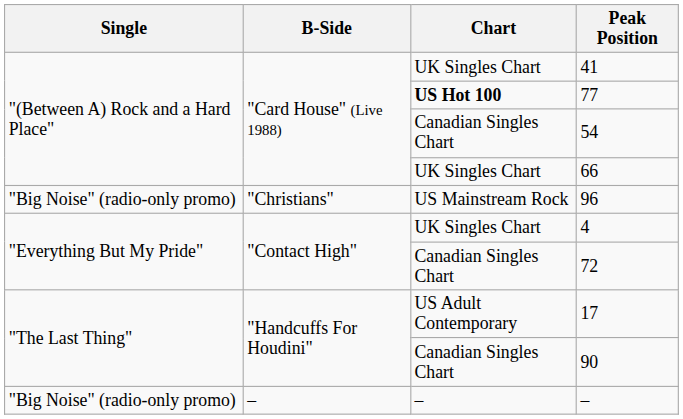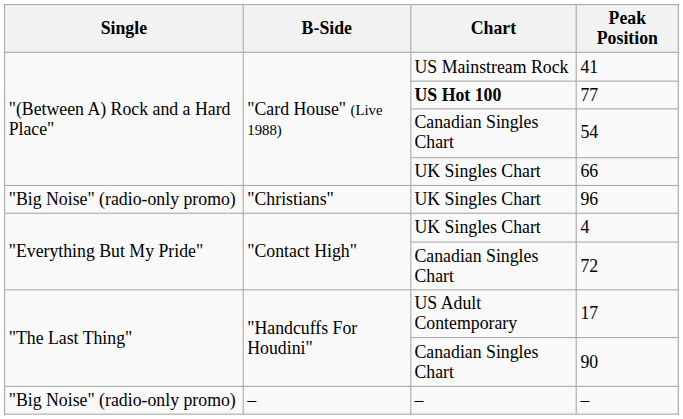(478, 66) UK Singles Chart -> (491, 66) US Mainstream Rock
(491, 199) US Mainstream Rock -> (478, 199) UK Singles Chart
